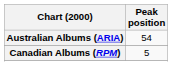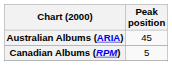(147, 38) 54 -> (147, 38) 45
